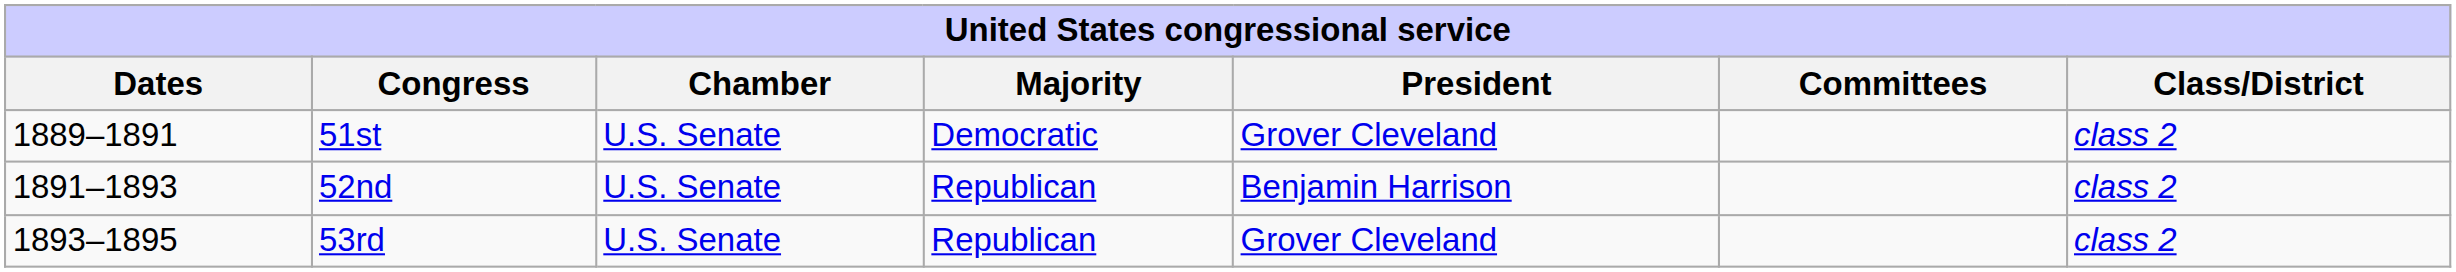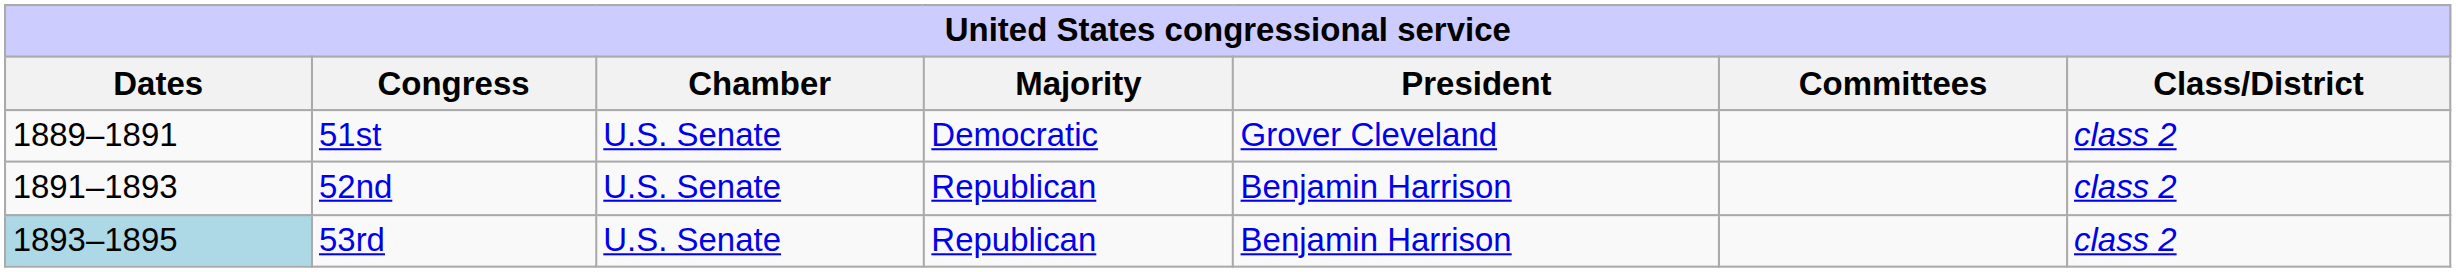(95, 239) no background -> (95, 239) lightblue background
(1369, 239) Grover Cleveland -> (1376, 239) Benjamin Harrison
